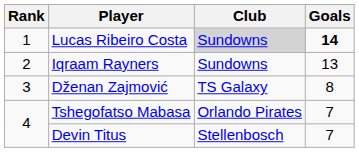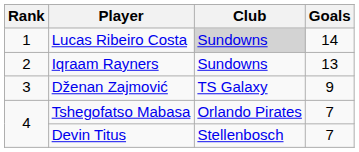(330, 40) bold -> (330, 40) normal
(330, 87) 8 -> (330, 87) 9
